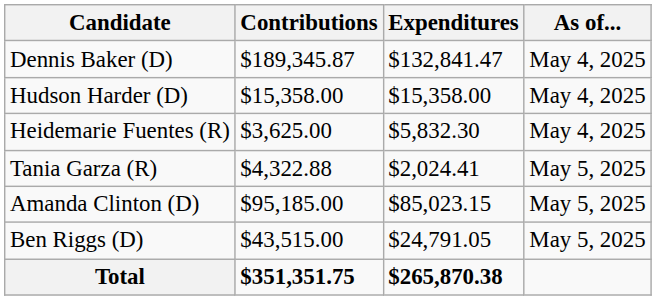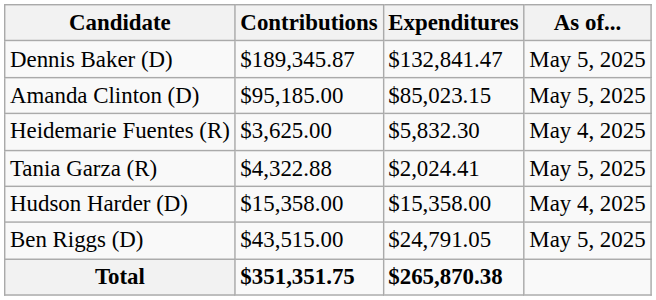(587, 58) May 4, 2025 -> (587, 58) May 5, 2025
rows swapped: (105, 204) <-> (99, 95)
